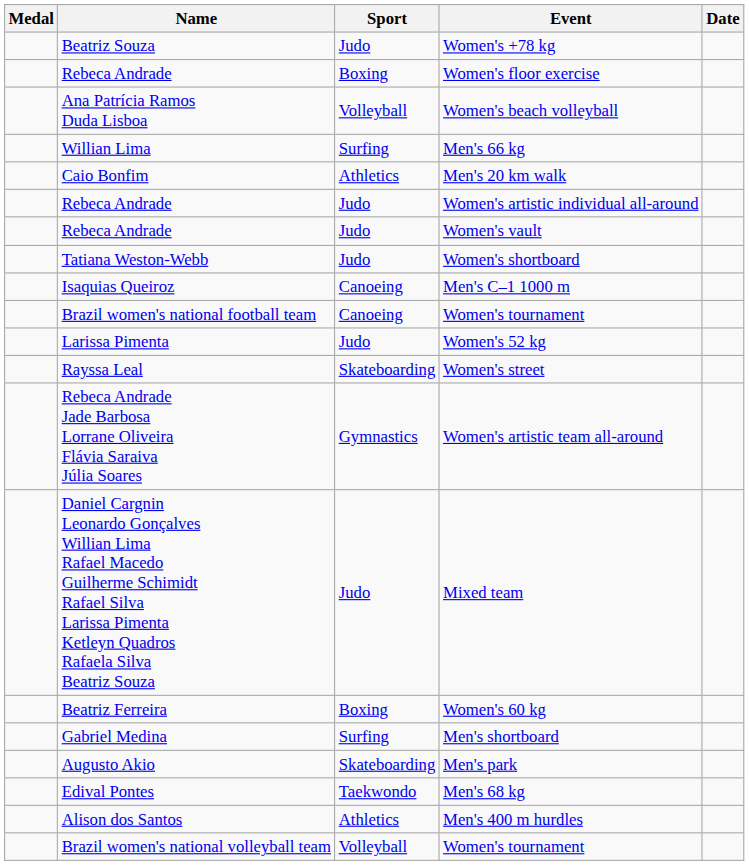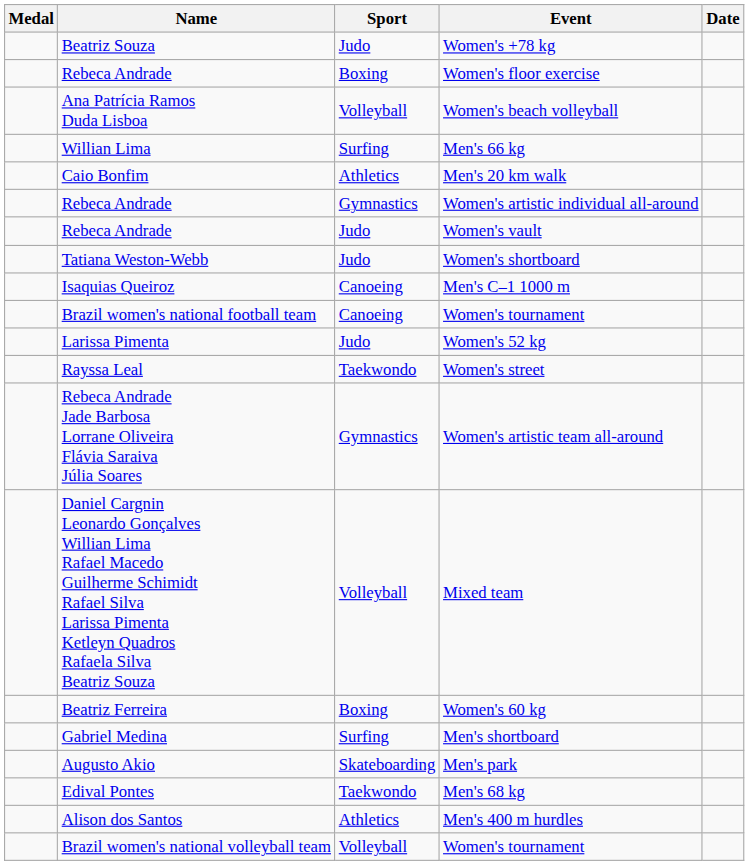(355, 203) Judo -> (378, 203) Gymnastics
(387, 369) Skateboarding -> (378, 369) Taekwondo
(355, 592) Judo -> (373, 592) Volleyball
